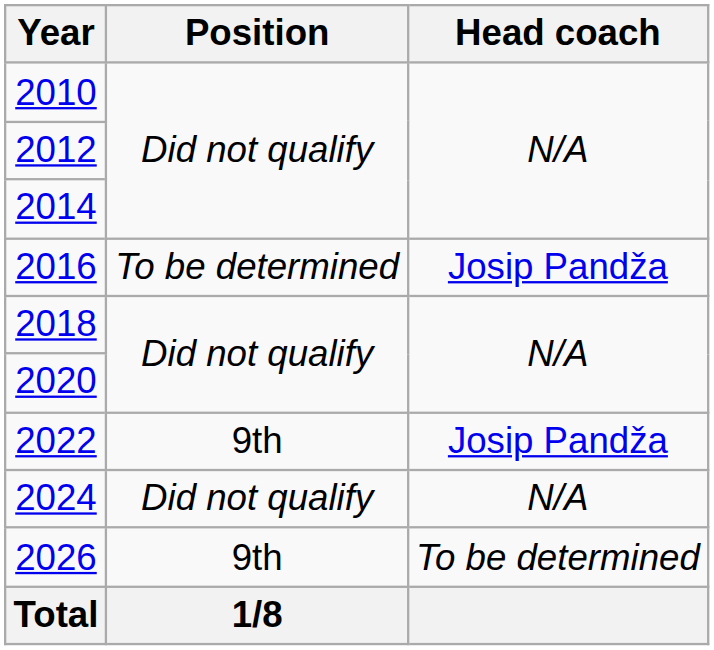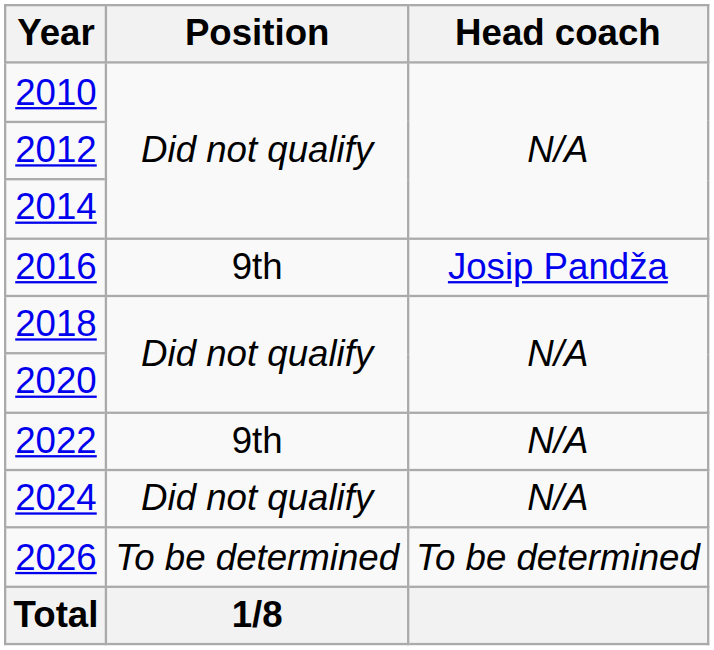(257, 265) To be determined -> (257, 265) 9th
(558, 440) Josip Pandža -> (558, 440) N/A
(257, 556) 9th -> (257, 556) To be determined
